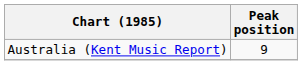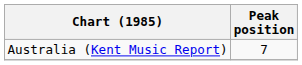(264, 50) 9 -> (264, 50) 7
